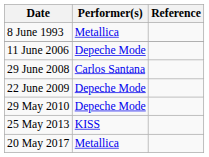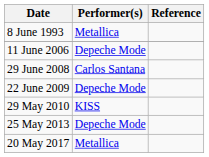(110, 106) Depeche Mode -> (87, 106) KISS
(87, 124) KISS -> (110, 124) Depeche Mode
